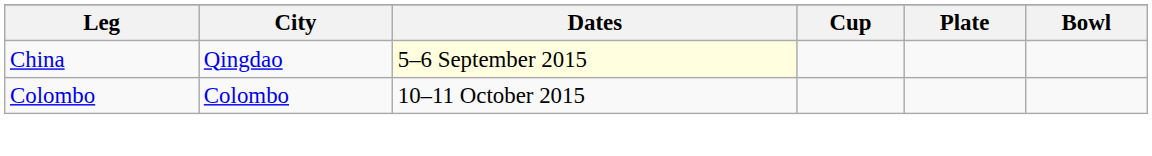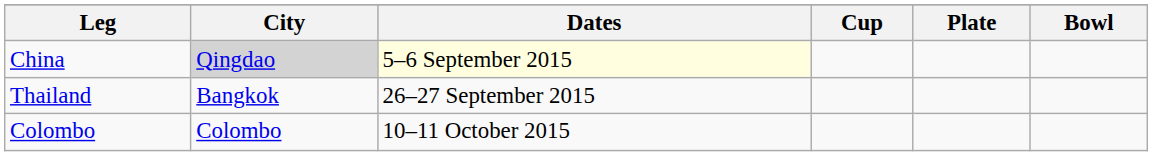(243, 58) no background -> (236, 58) lightgrey background
+ row: (51, 95)
